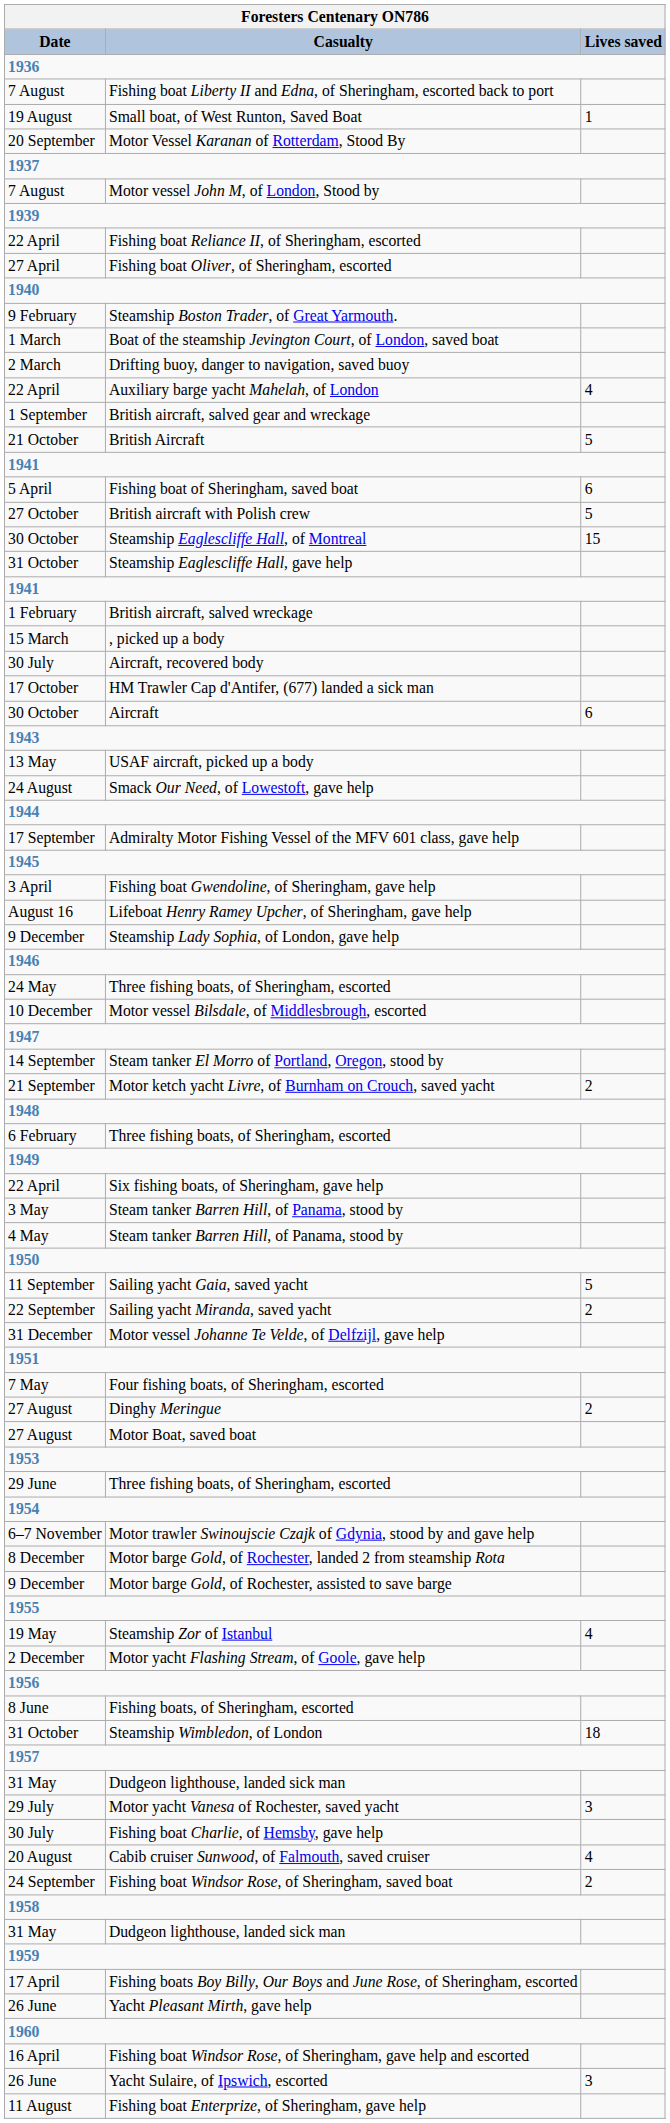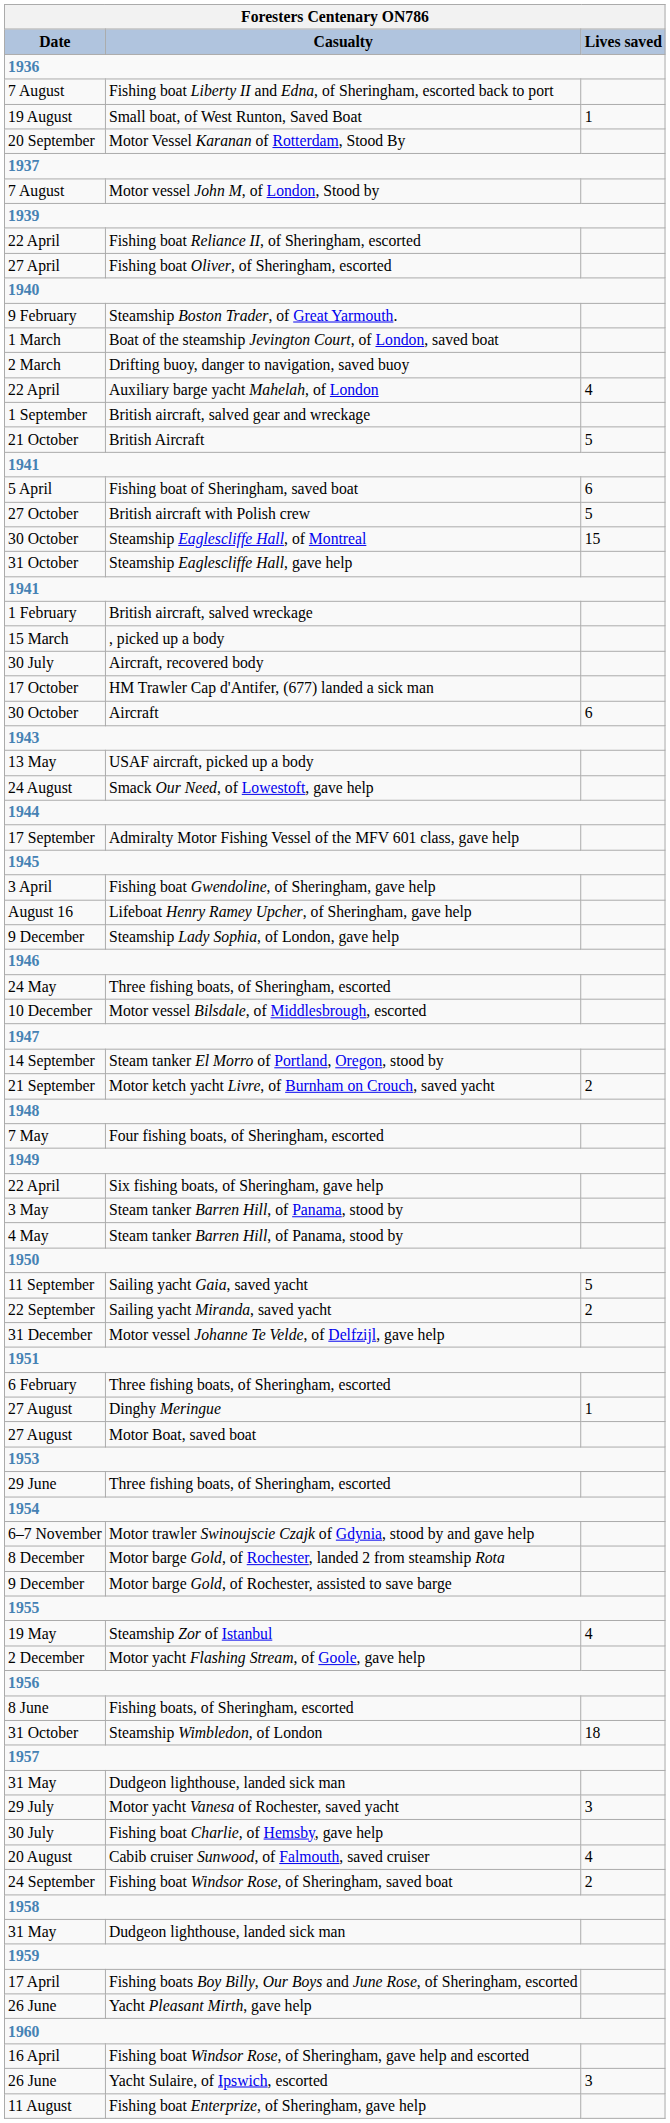rows swapped: (42, 1135) <-> (28, 1384)
(589, 1409) 2 -> (589, 1409) 1
